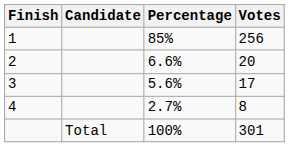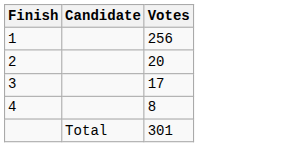- column: (190, 16)
